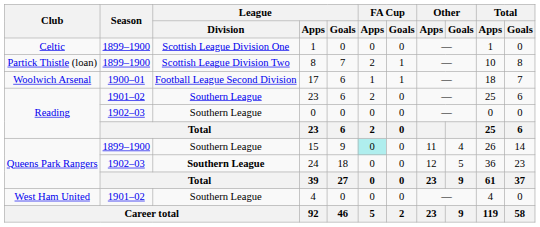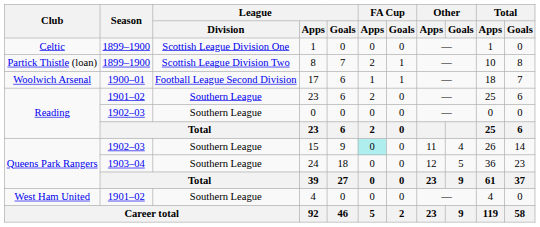(126, 146) 1899–1900 -> (126, 146) 1902–03
(126, 163) 1902–03 -> (126, 163) 1903–04
(226, 163) bold -> (226, 163) normal
